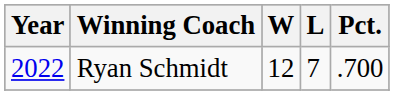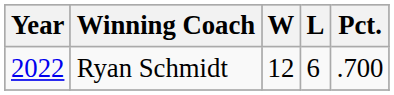(313, 68) 7 -> (313, 68) 6
